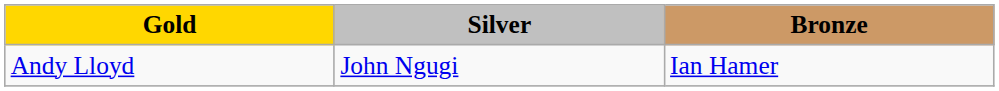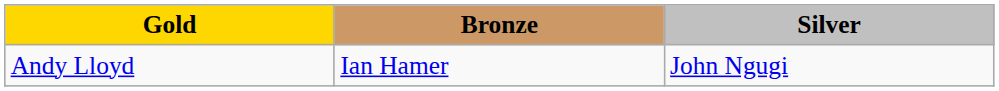columns swapped: (499, 24) <-> (829, 24)
